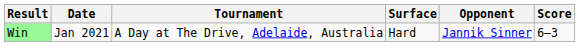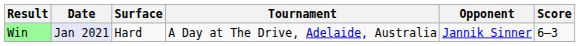columns swapped: (249, 14) <-> (413, 14)
(81, 32) no background -> (81, 32) lavender background
